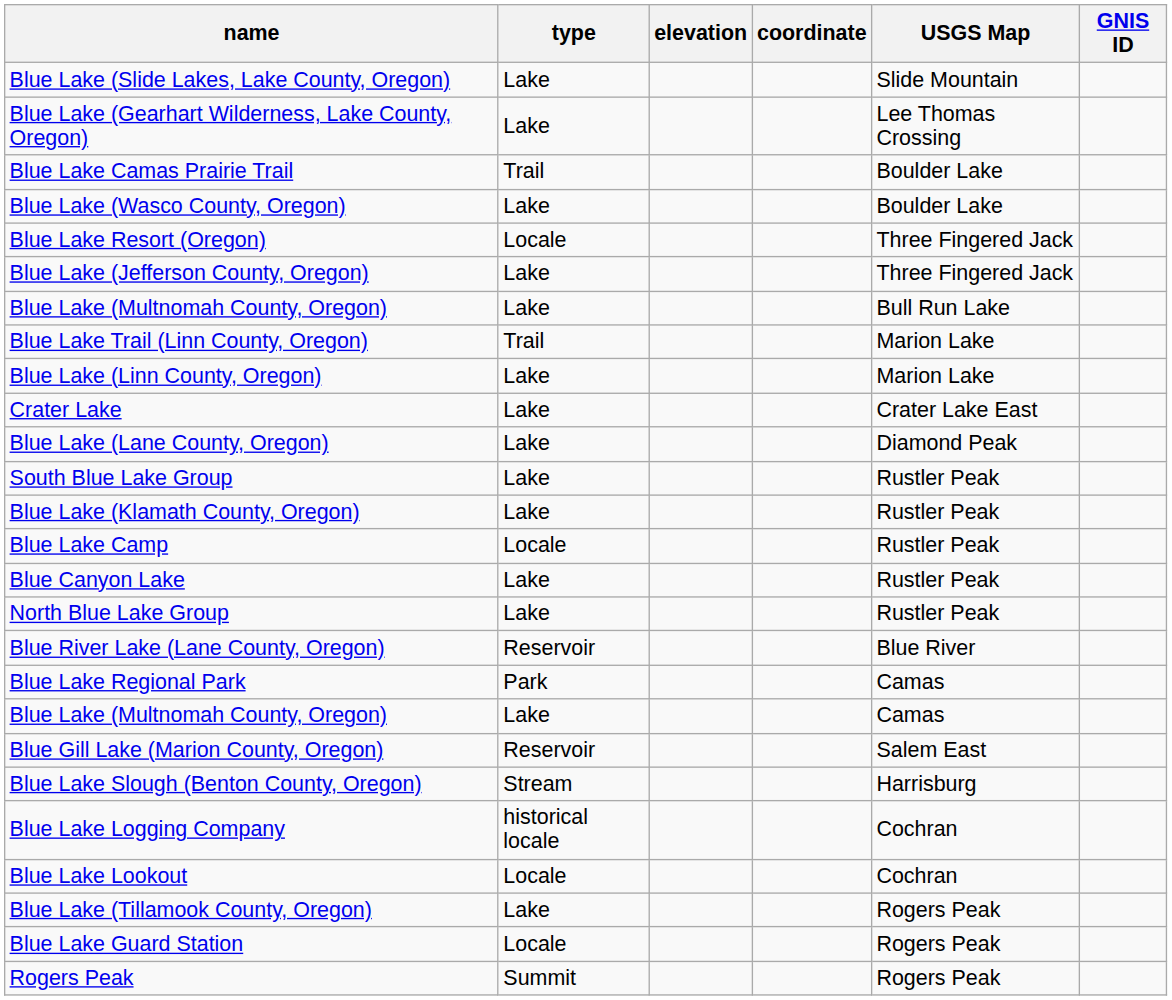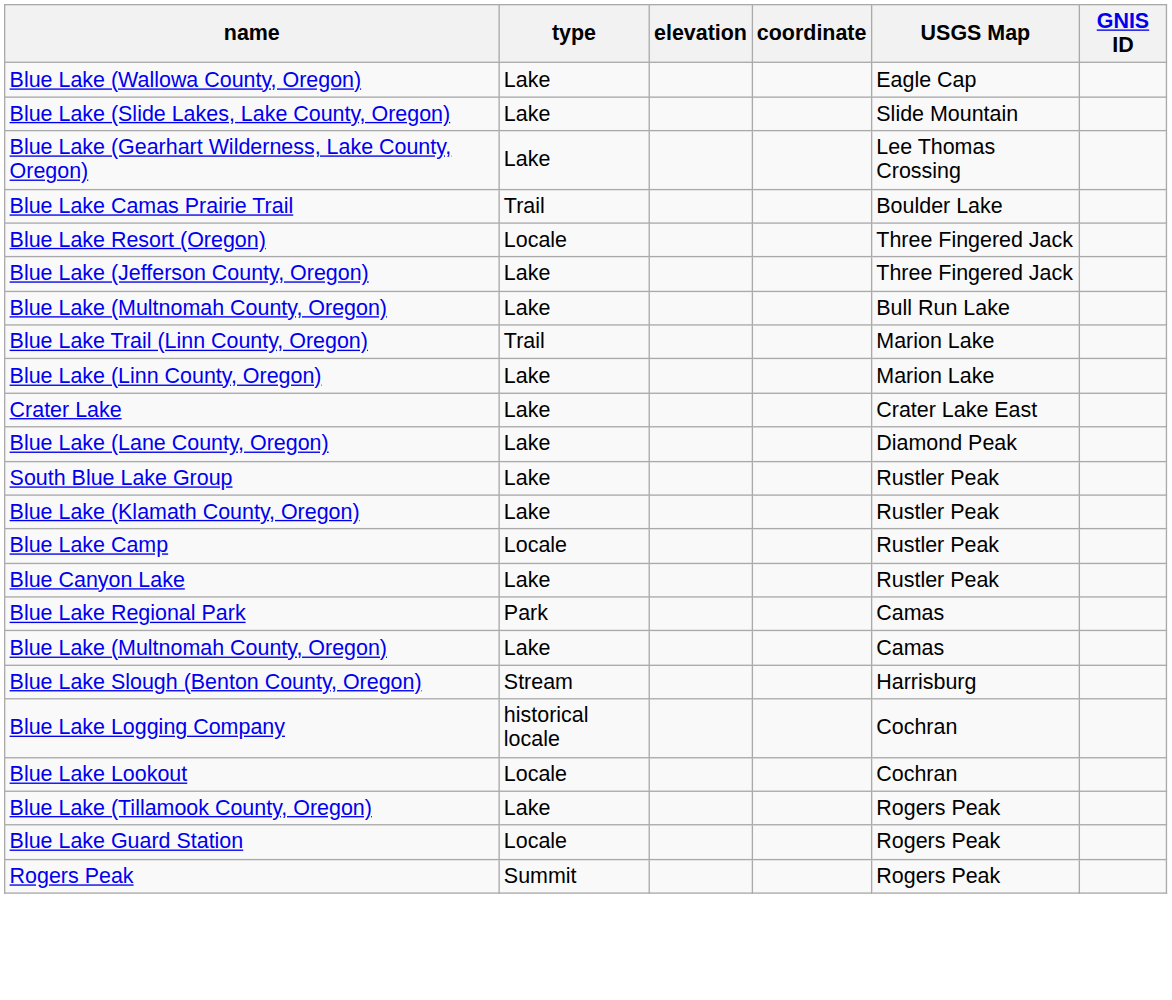+ row: (185, 79)
- row: (178, 205)
- row: (119, 613)
- row: (197, 647)
- row: (196, 749)
